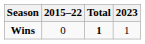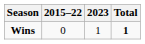columns swapped: (127, 13) <-> (99, 13)
